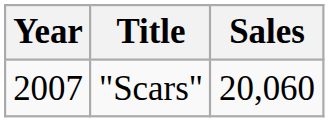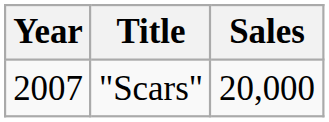(267, 87) 20,060 -> (267, 87) 20,000
